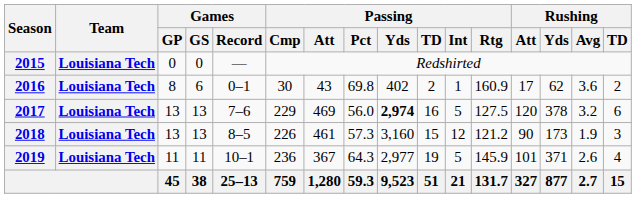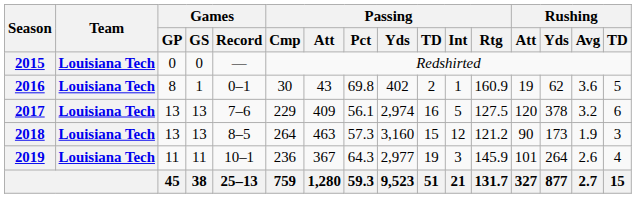(199, 87) 6 -> (199, 87) 1
(526, 87) 17 -> (526, 87) 19
(617, 87) 2 -> (617, 87) 5
(324, 110) 469 -> (324, 110) 409
(361, 110) 56.0 -> (361, 110) 56.1
(397, 110) bold -> (397, 110) normal
(285, 134) 226 -> (285, 134) 264
(324, 134) 461 -> (324, 134) 463
(458, 157) 5 -> (458, 157) 3
(556, 157) 371 -> (556, 157) 264
